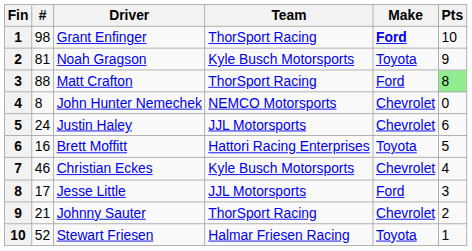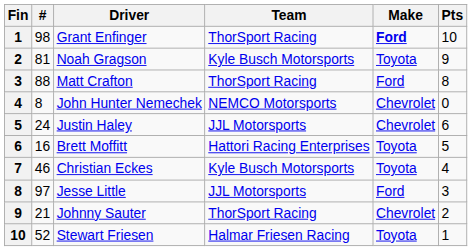(445, 81) lightgreen background -> (445, 81) no background
(406, 169) Chevrolet -> (396, 169) Toyota
(43, 191) 17 -> (43, 191) 97
